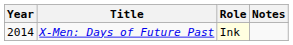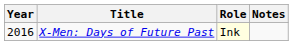(21, 32) 2014 -> (21, 32) 2016
